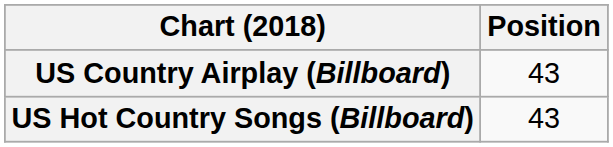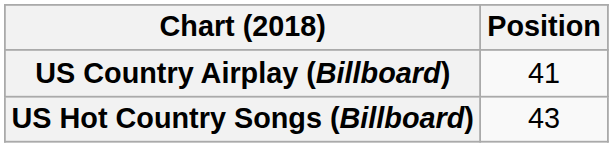(544, 73) 43 -> (544, 73) 41
